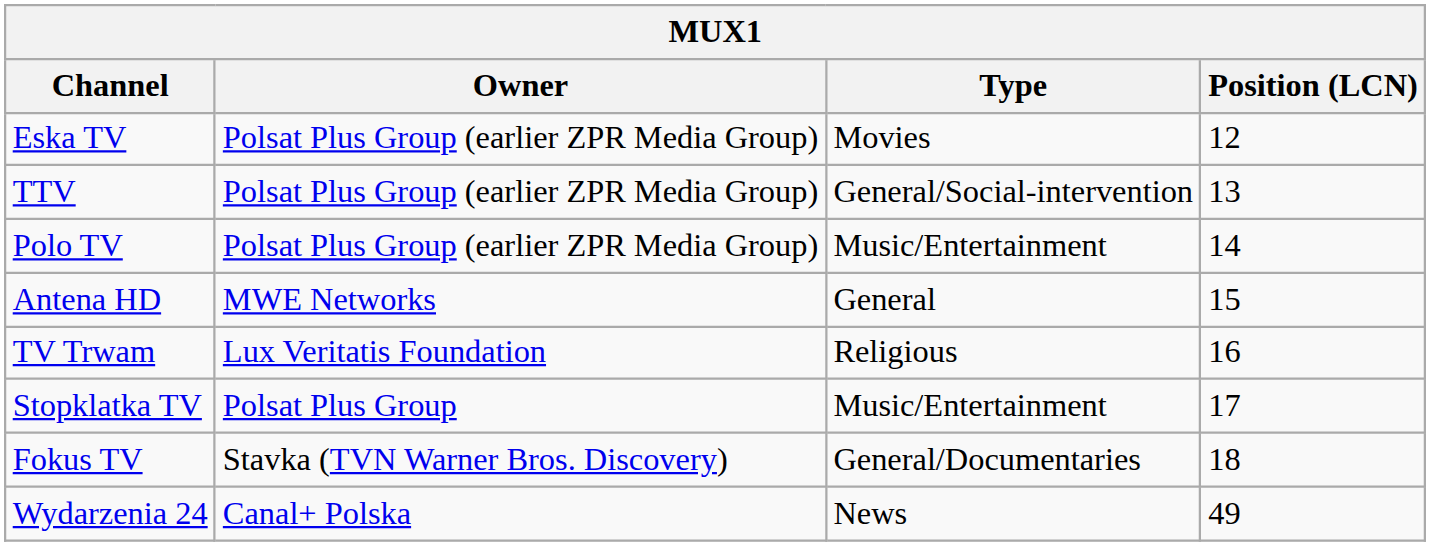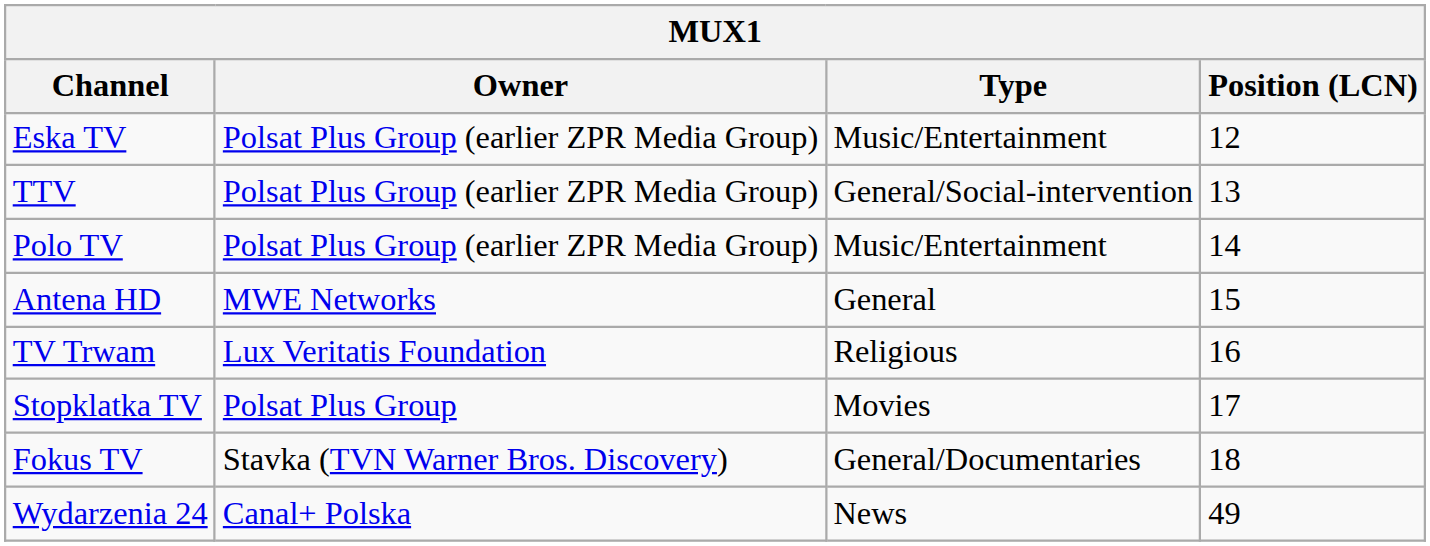(882, 138) Movies -> (970, 138) Music/Entertainment
(970, 405) Music/Entertainment -> (882, 405) Movies
